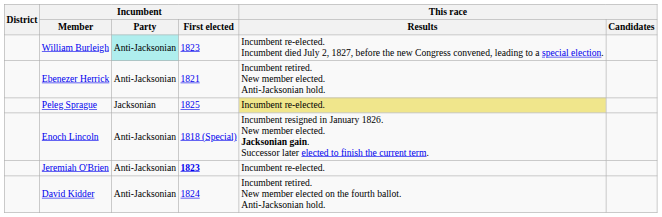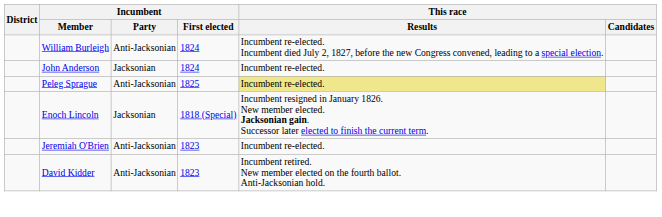(145, 47) paleturquoise background -> (145, 47) no background
(190, 47) 1823 -> (190, 47) 1824
+ row: (71, 68)
- row: (76, 79)
(135, 105) Jacksonian -> (145, 83) Anti-Jacksonian
(145, 136) Anti-Jacksonian -> (134, 115) Jacksonian
(190, 168) bold -> (190, 146) normal
(190, 194) 1824 -> (190, 172) 1823
